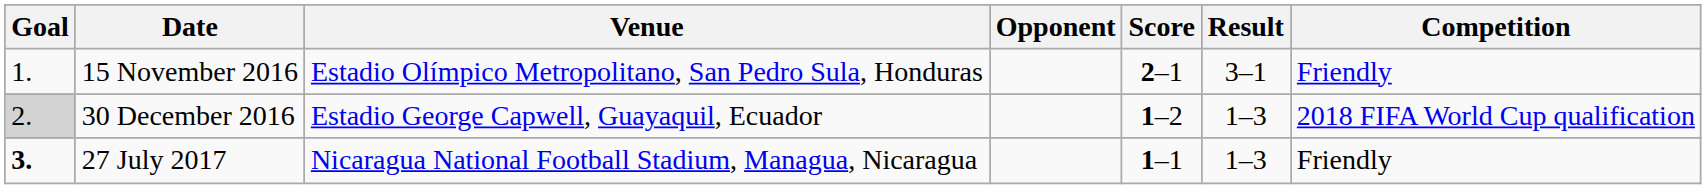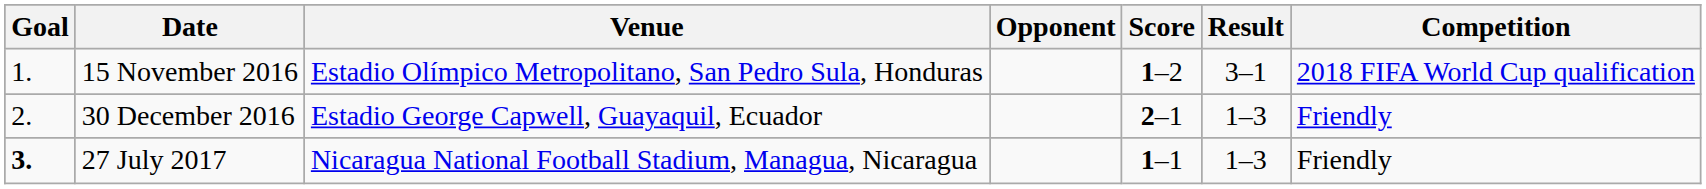(1162, 71) 2–1 -> (1162, 71) 1–2
(1344, 71) Friendly -> (1496, 71) 2018 FIFA World Cup qualification
(22, 115) lightgrey background -> (22, 115) no background
(1162, 115) 1–2 -> (1162, 115) 2–1
(1496, 115) 2018 FIFA World Cup qualification -> (1344, 115) Friendly
